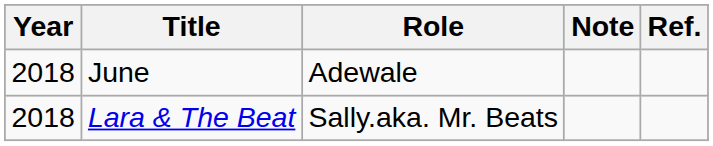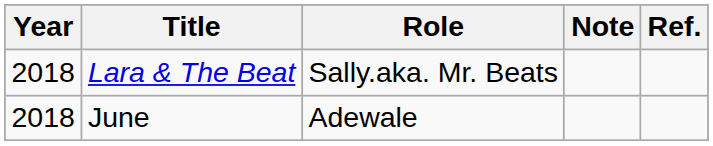rows swapped: (119, 72) <-> (192, 117)
